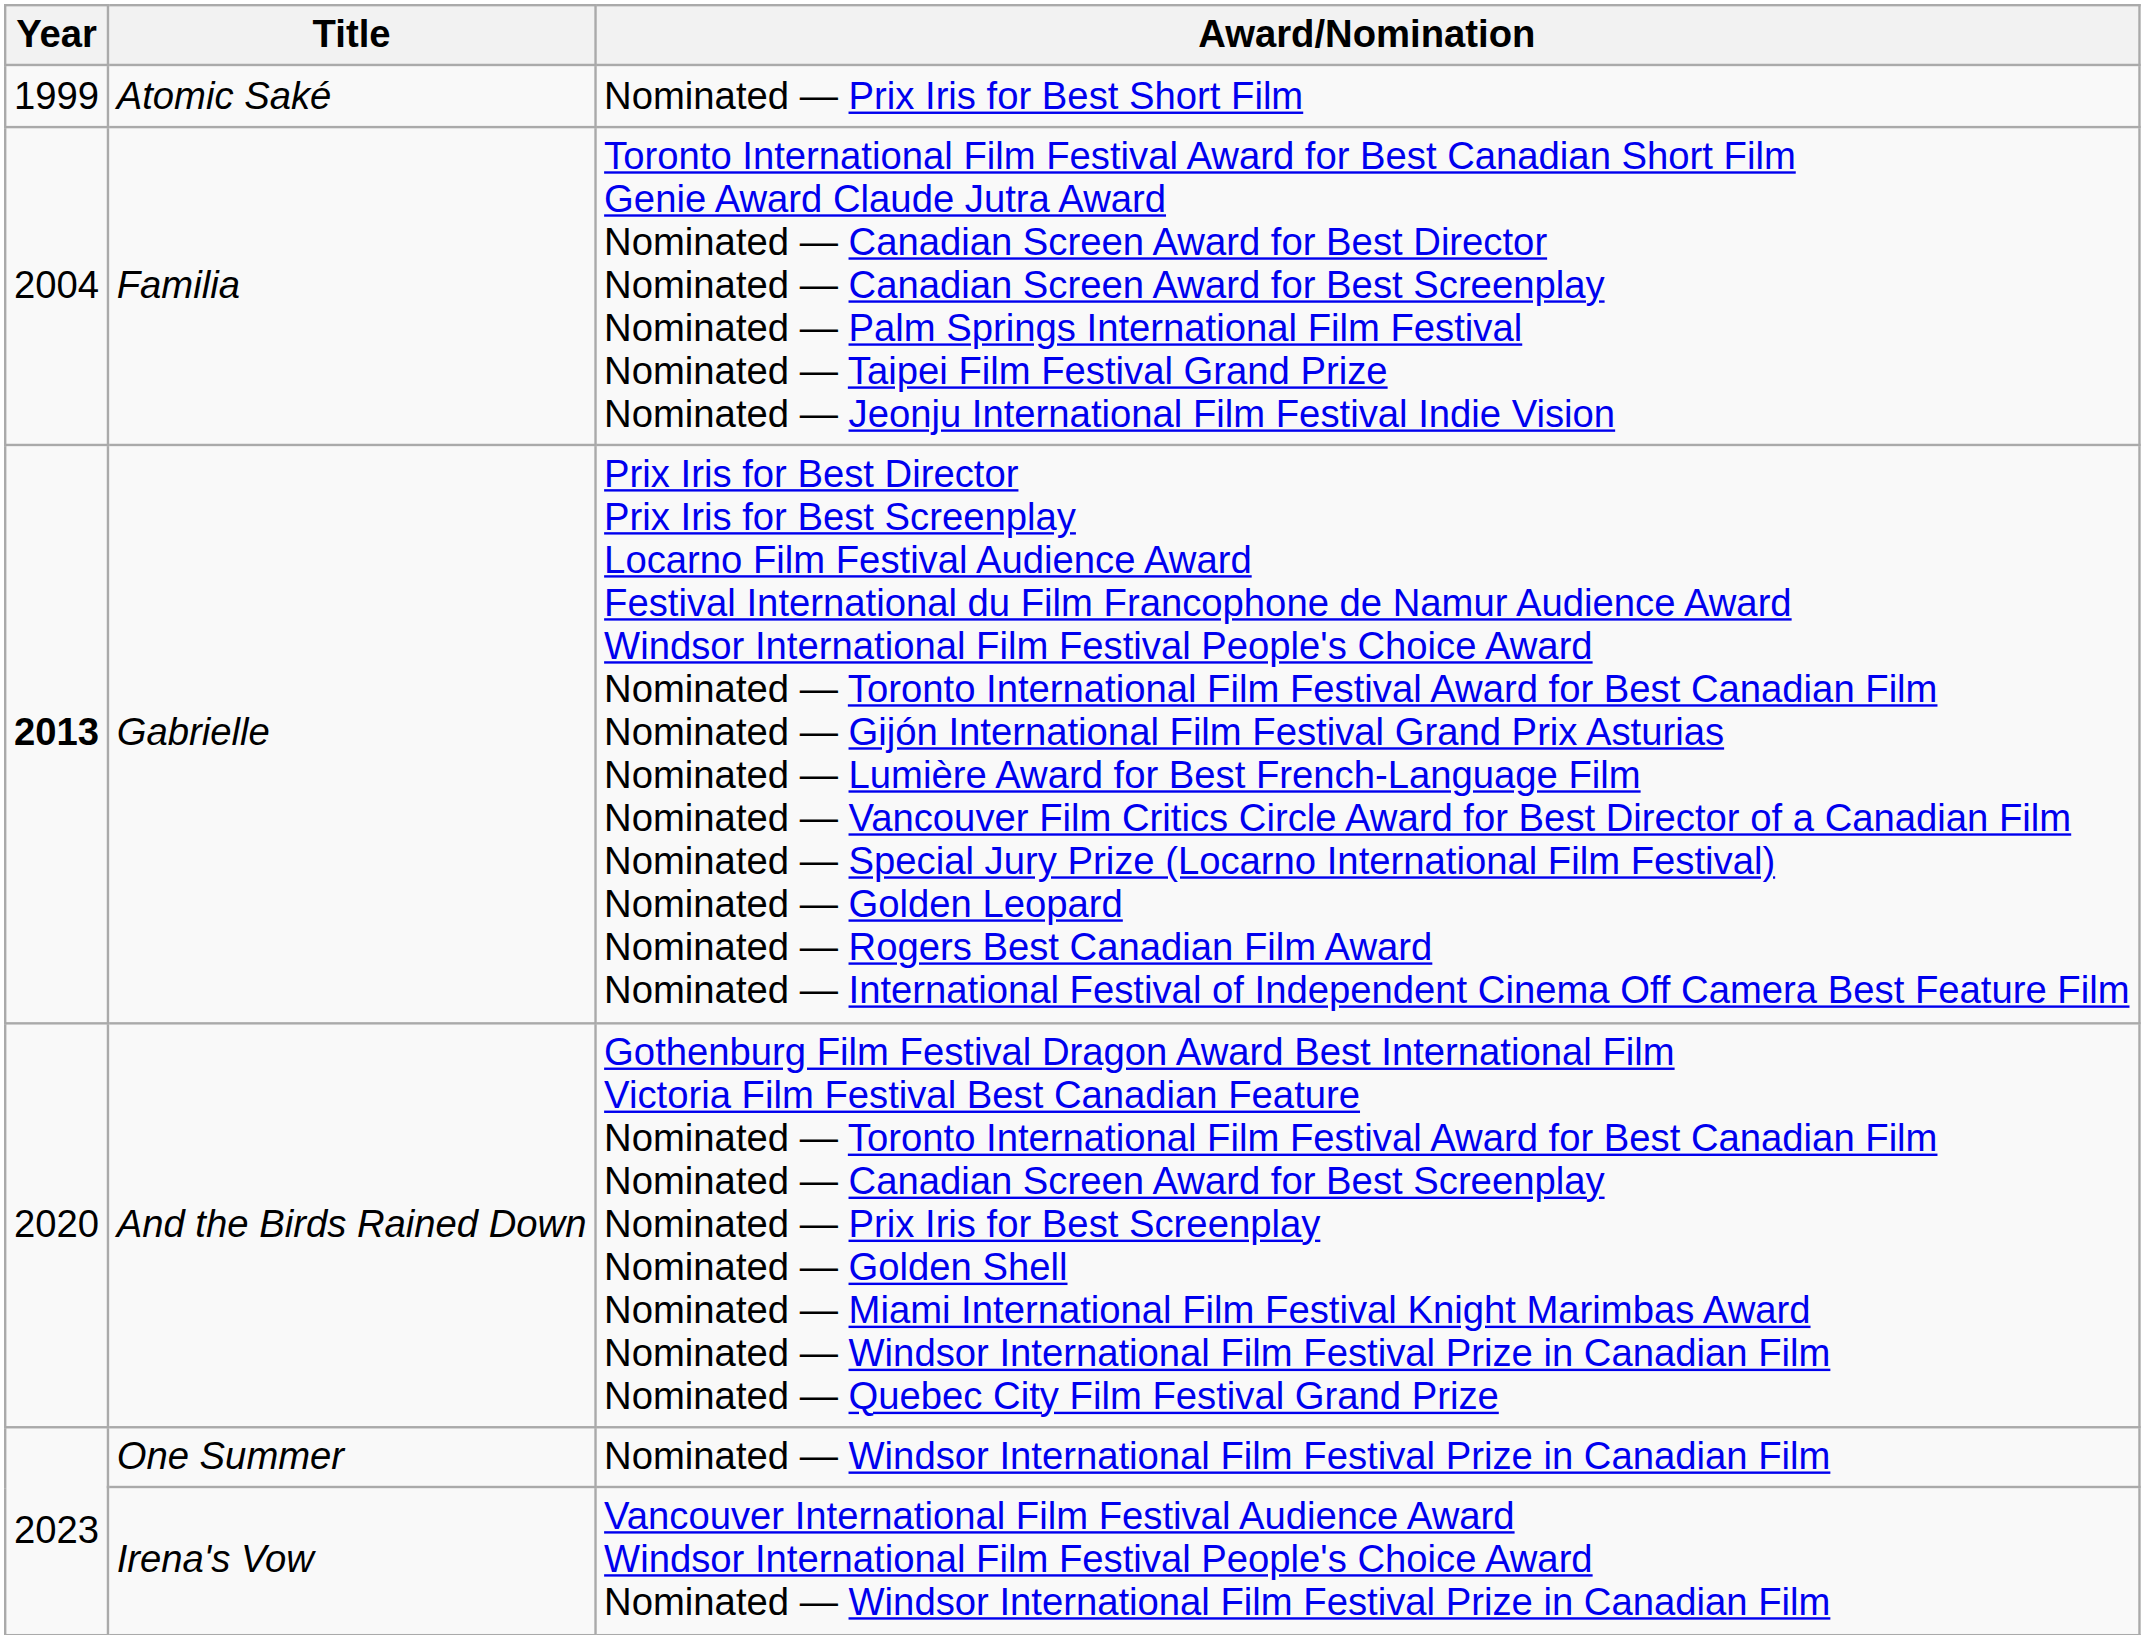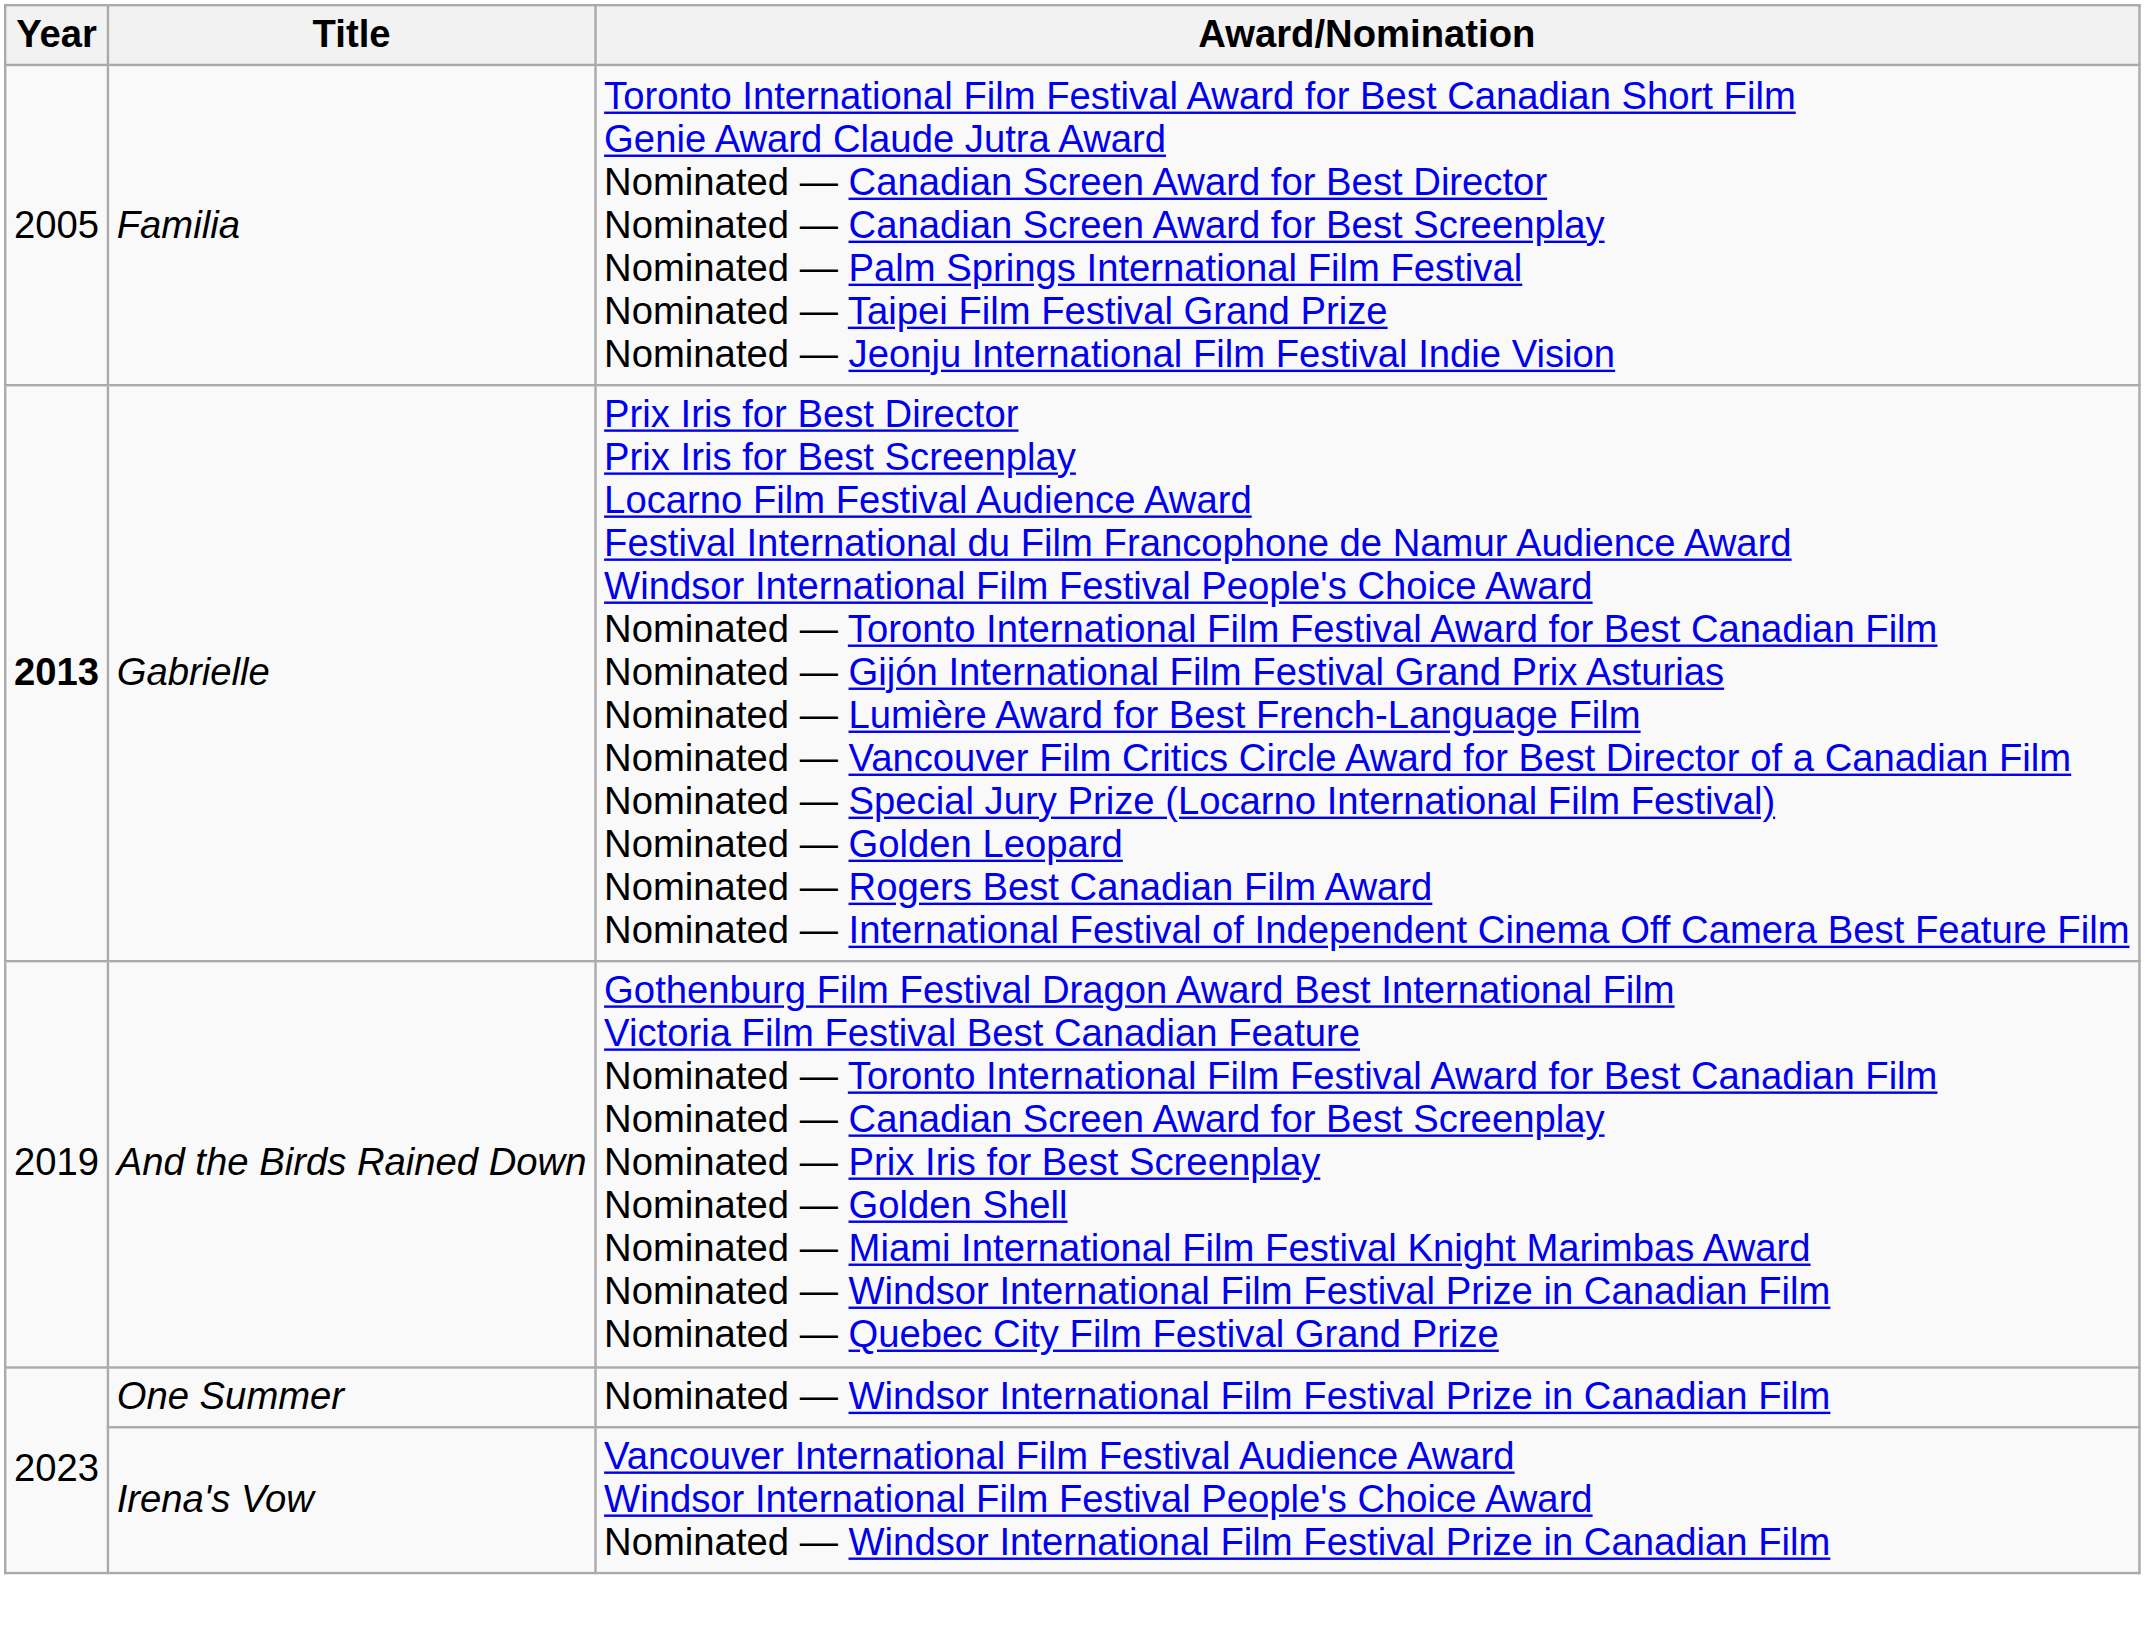- row: (224, 95)
(57, 285) 2004 -> (57, 224) 2005
(57, 1223) 2020 -> (57, 1163) 2019
